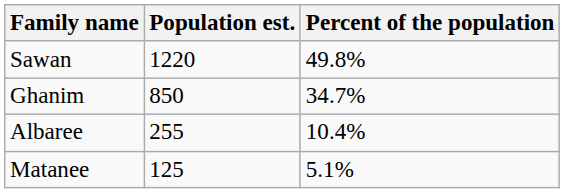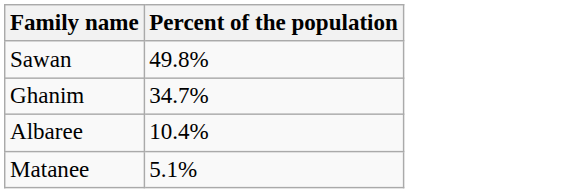- column: (222, 22)
